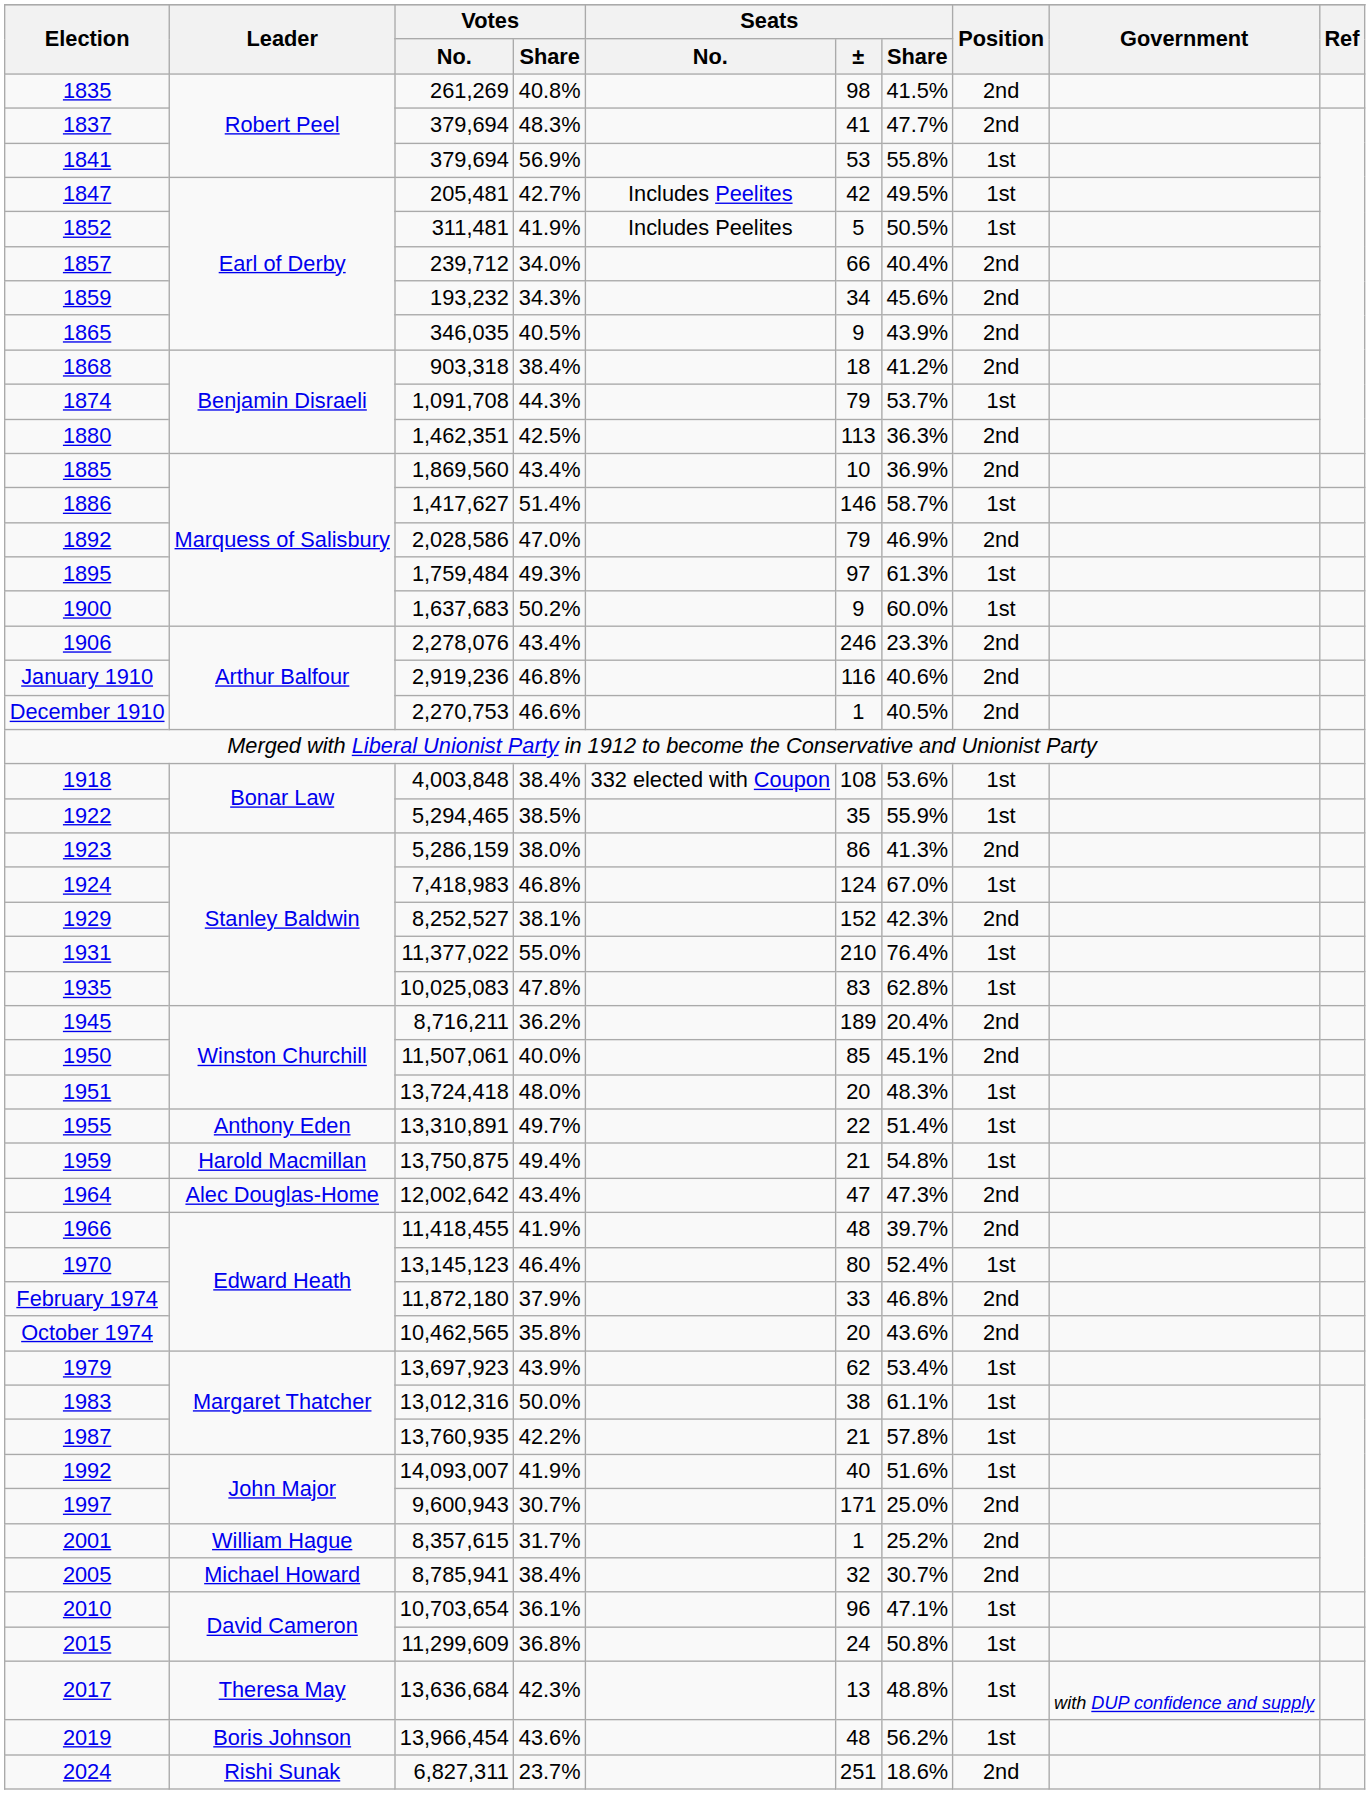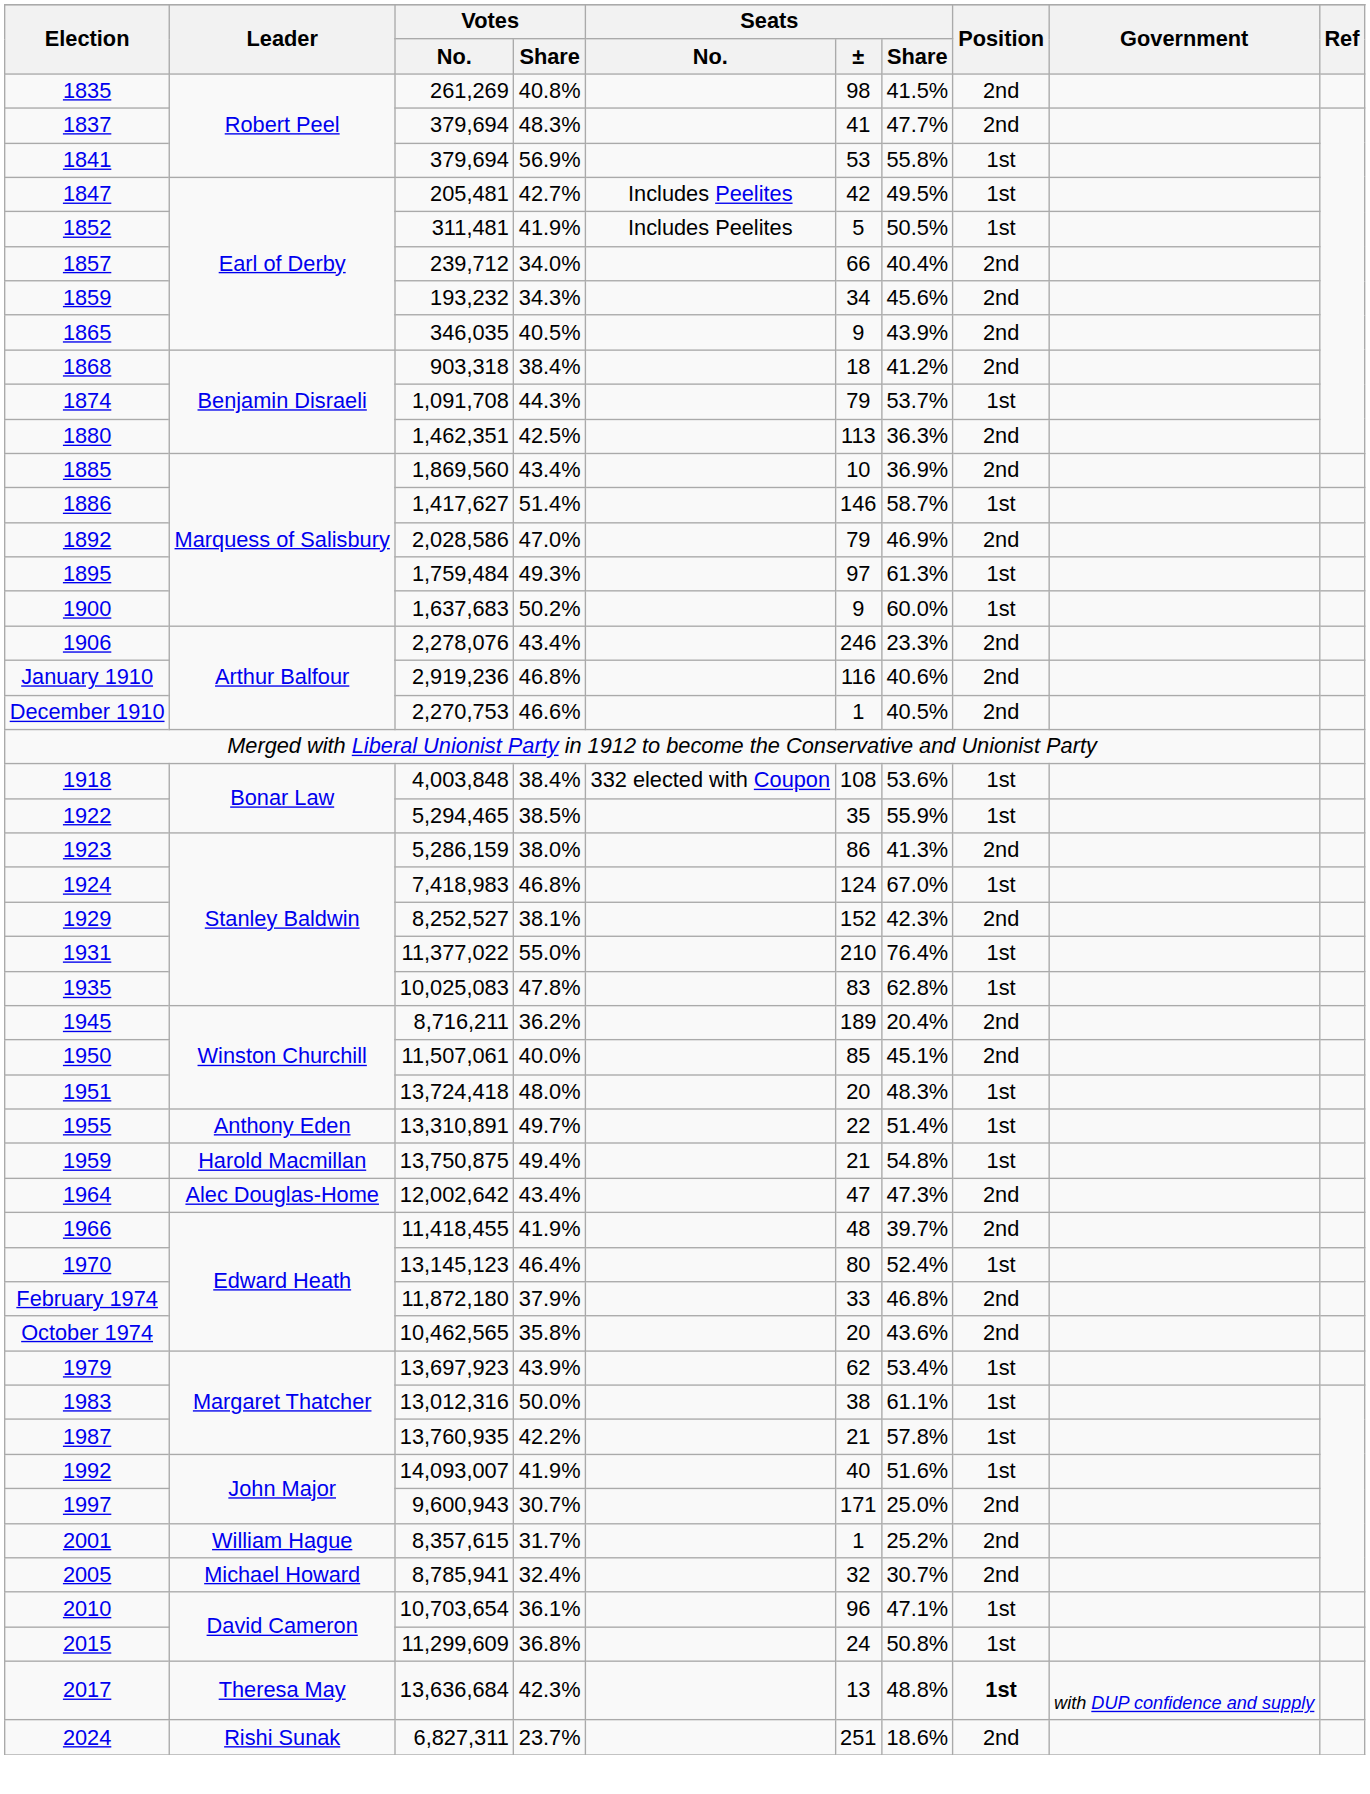(550, 1574) 38.4% -> (550, 1574) 32.4%
(1001, 1690) normal -> (1001, 1690) bold
- row: (87, 1737)
